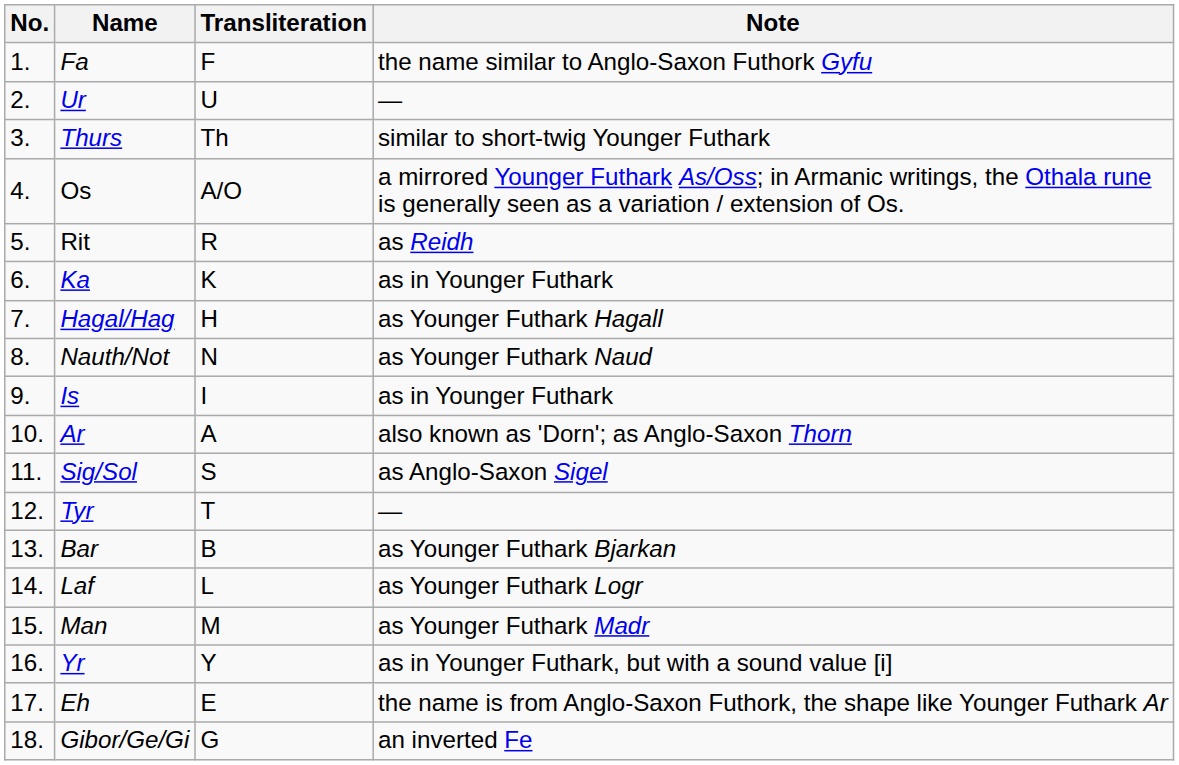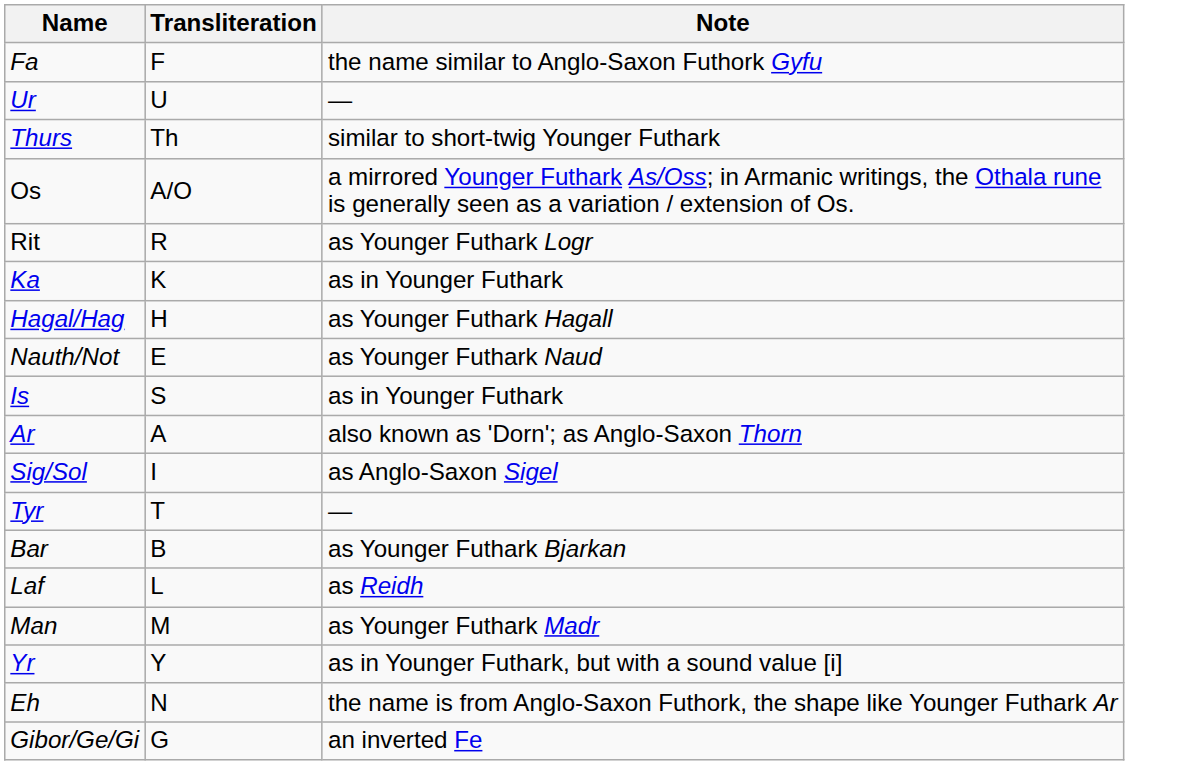- column: (30, 23)
(426, 242) as Reidh -> (460, 242) as Younger Futhark Logr
(209, 357) N -> (158, 357) E
(204, 395) I -> (158, 395) S
(208, 472) S -> (154, 472) I
(510, 587) as Younger Futhark Logr -> (376, 587) as Reidh
(208, 702) E -> (159, 702) N
